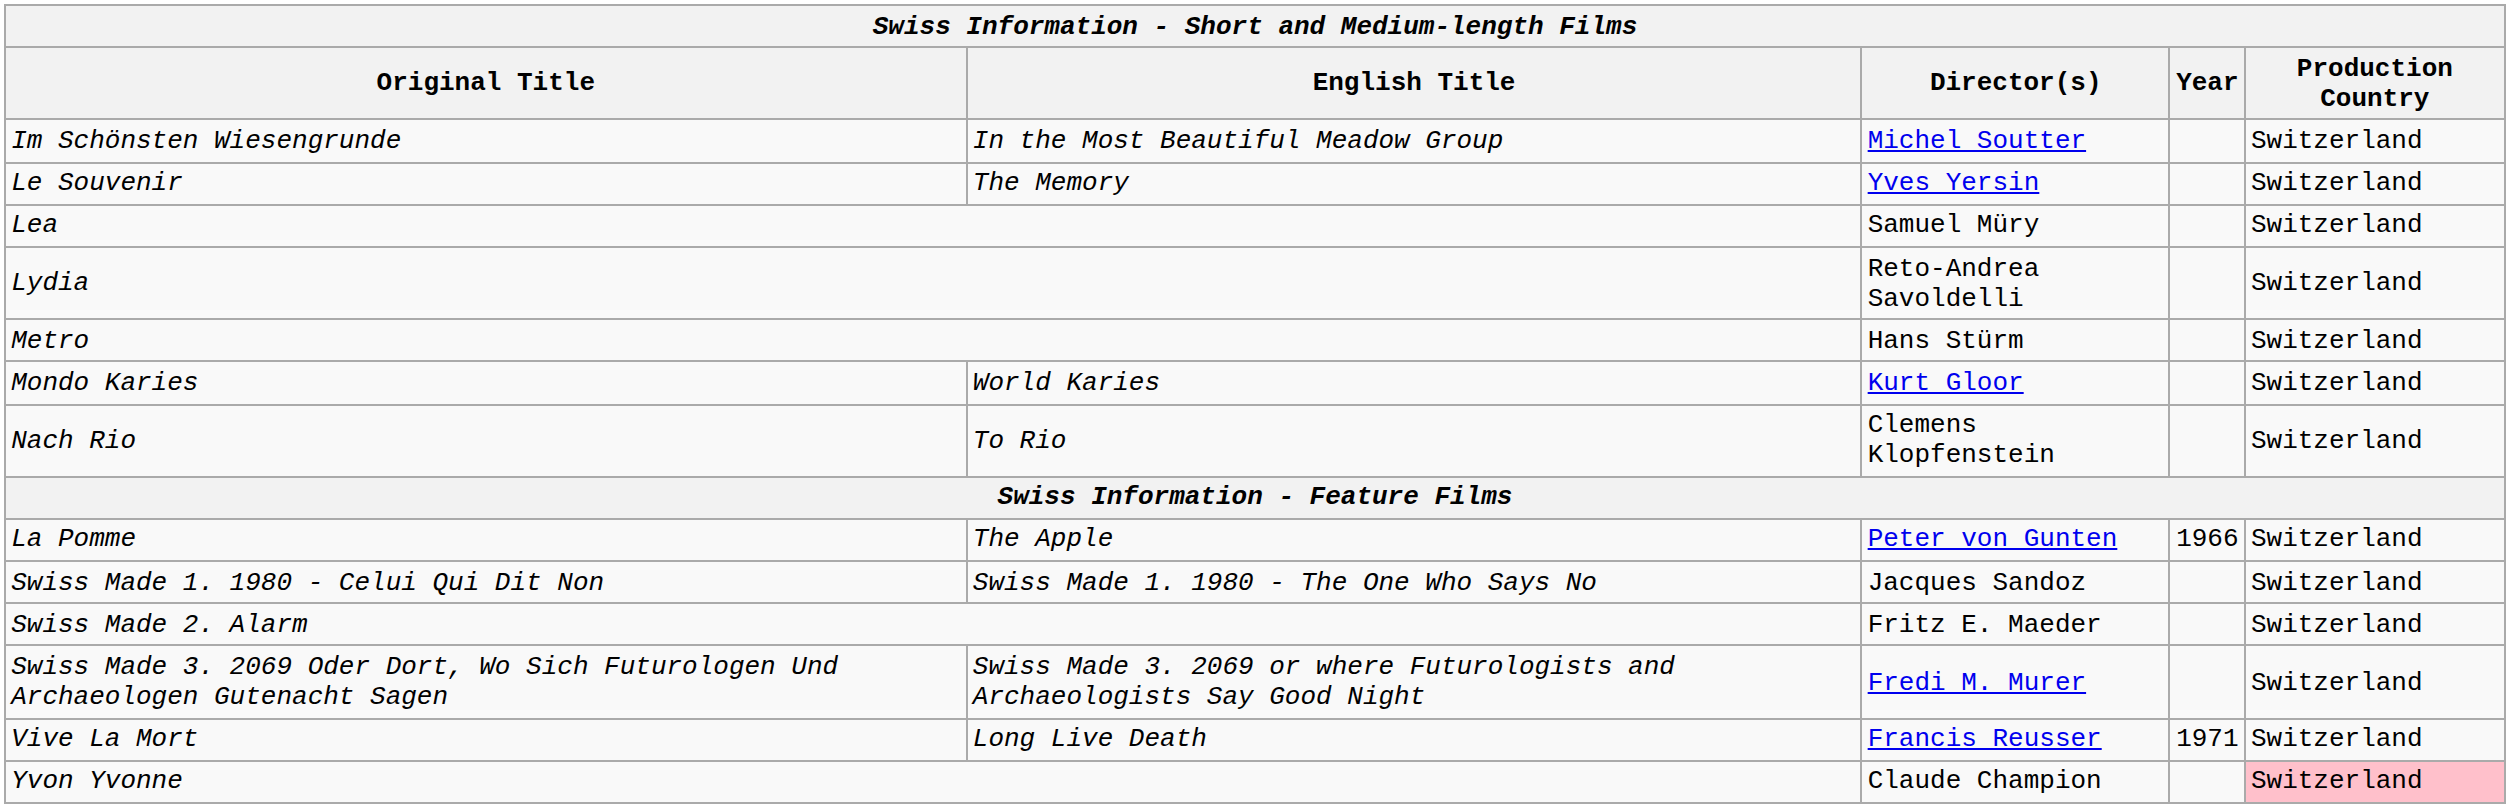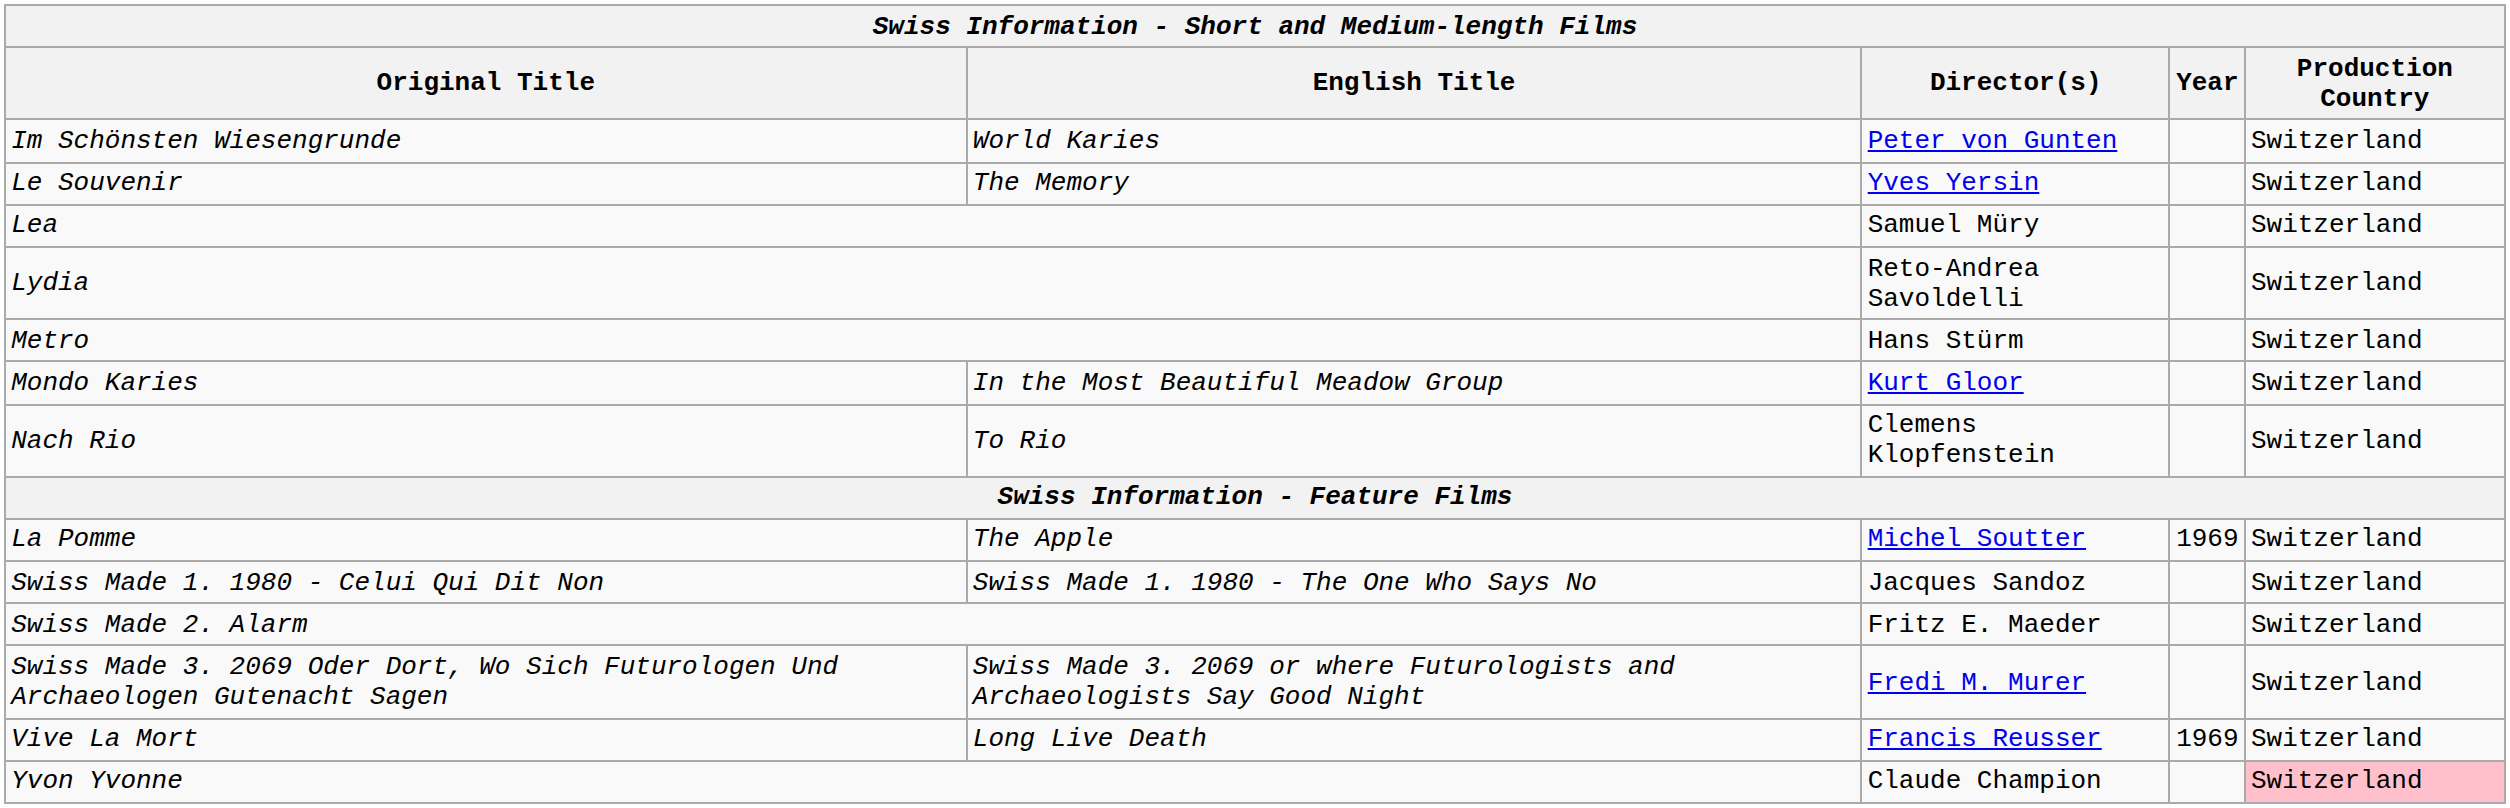(1238, 141) In the Most Beautiful Meadow Group -> (1066, 141) World Karies
(1977, 141) Michel Soutter -> (1992, 141) Peter von Gunten
(1066, 383) World Karies -> (1238, 383) In the Most Beautiful Meadow Group
(1992, 540) Peter von Gunten -> (1977, 540) Michel Soutter
(2207, 540) 1966 -> (2207, 540) 1969
(2207, 739) 1971 -> (2207, 739) 1969
